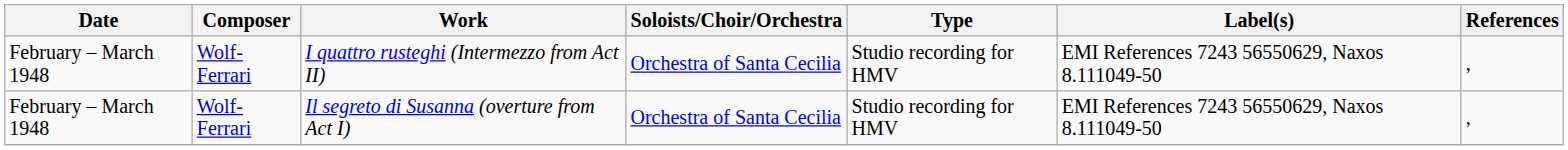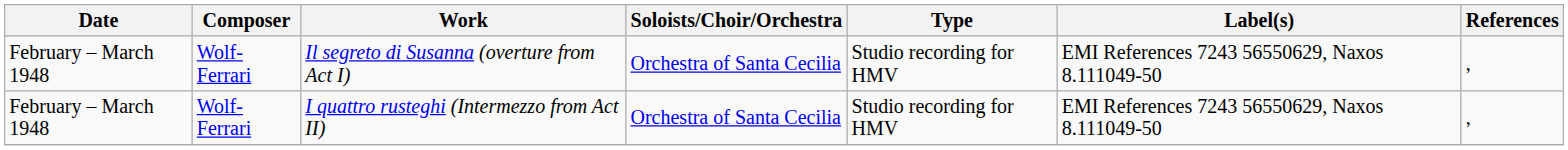rows swapped: (462, 63) <-> (450, 117)
